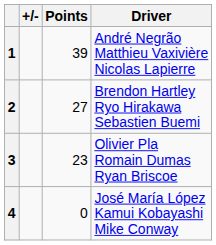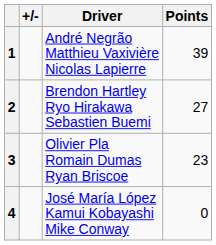columns swapped: (151, 16) <-> (67, 16)
